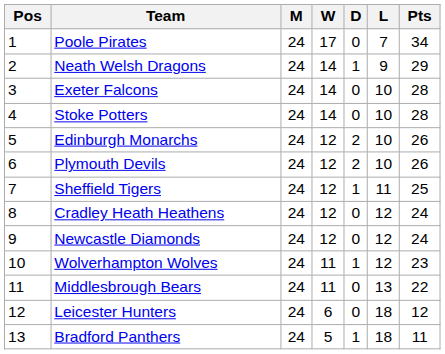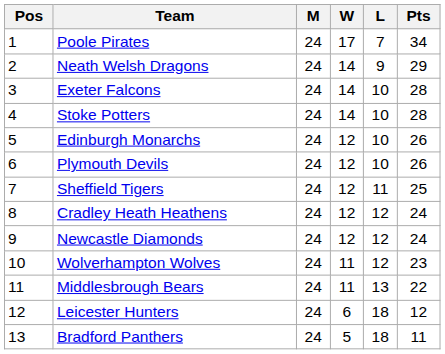- column: (356, 16)
